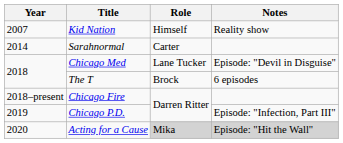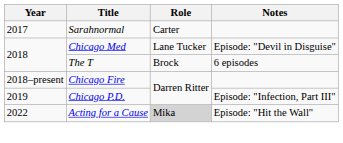- row: (92, 29)
(17, 46) 2014 -> (17, 29) 2017
(17, 130) 2020 -> (17, 113) 2022
(263, 130) lightgrey background -> (263, 113) no background
